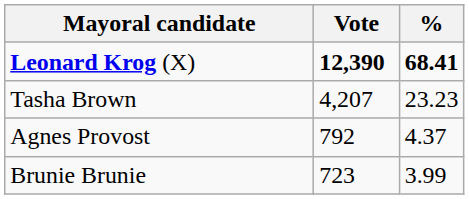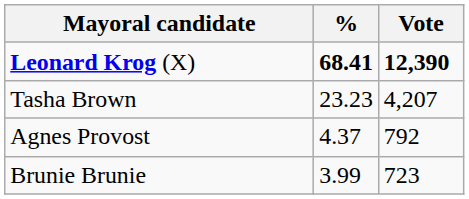columns swapped: (356, 23) <-> (432, 23)
